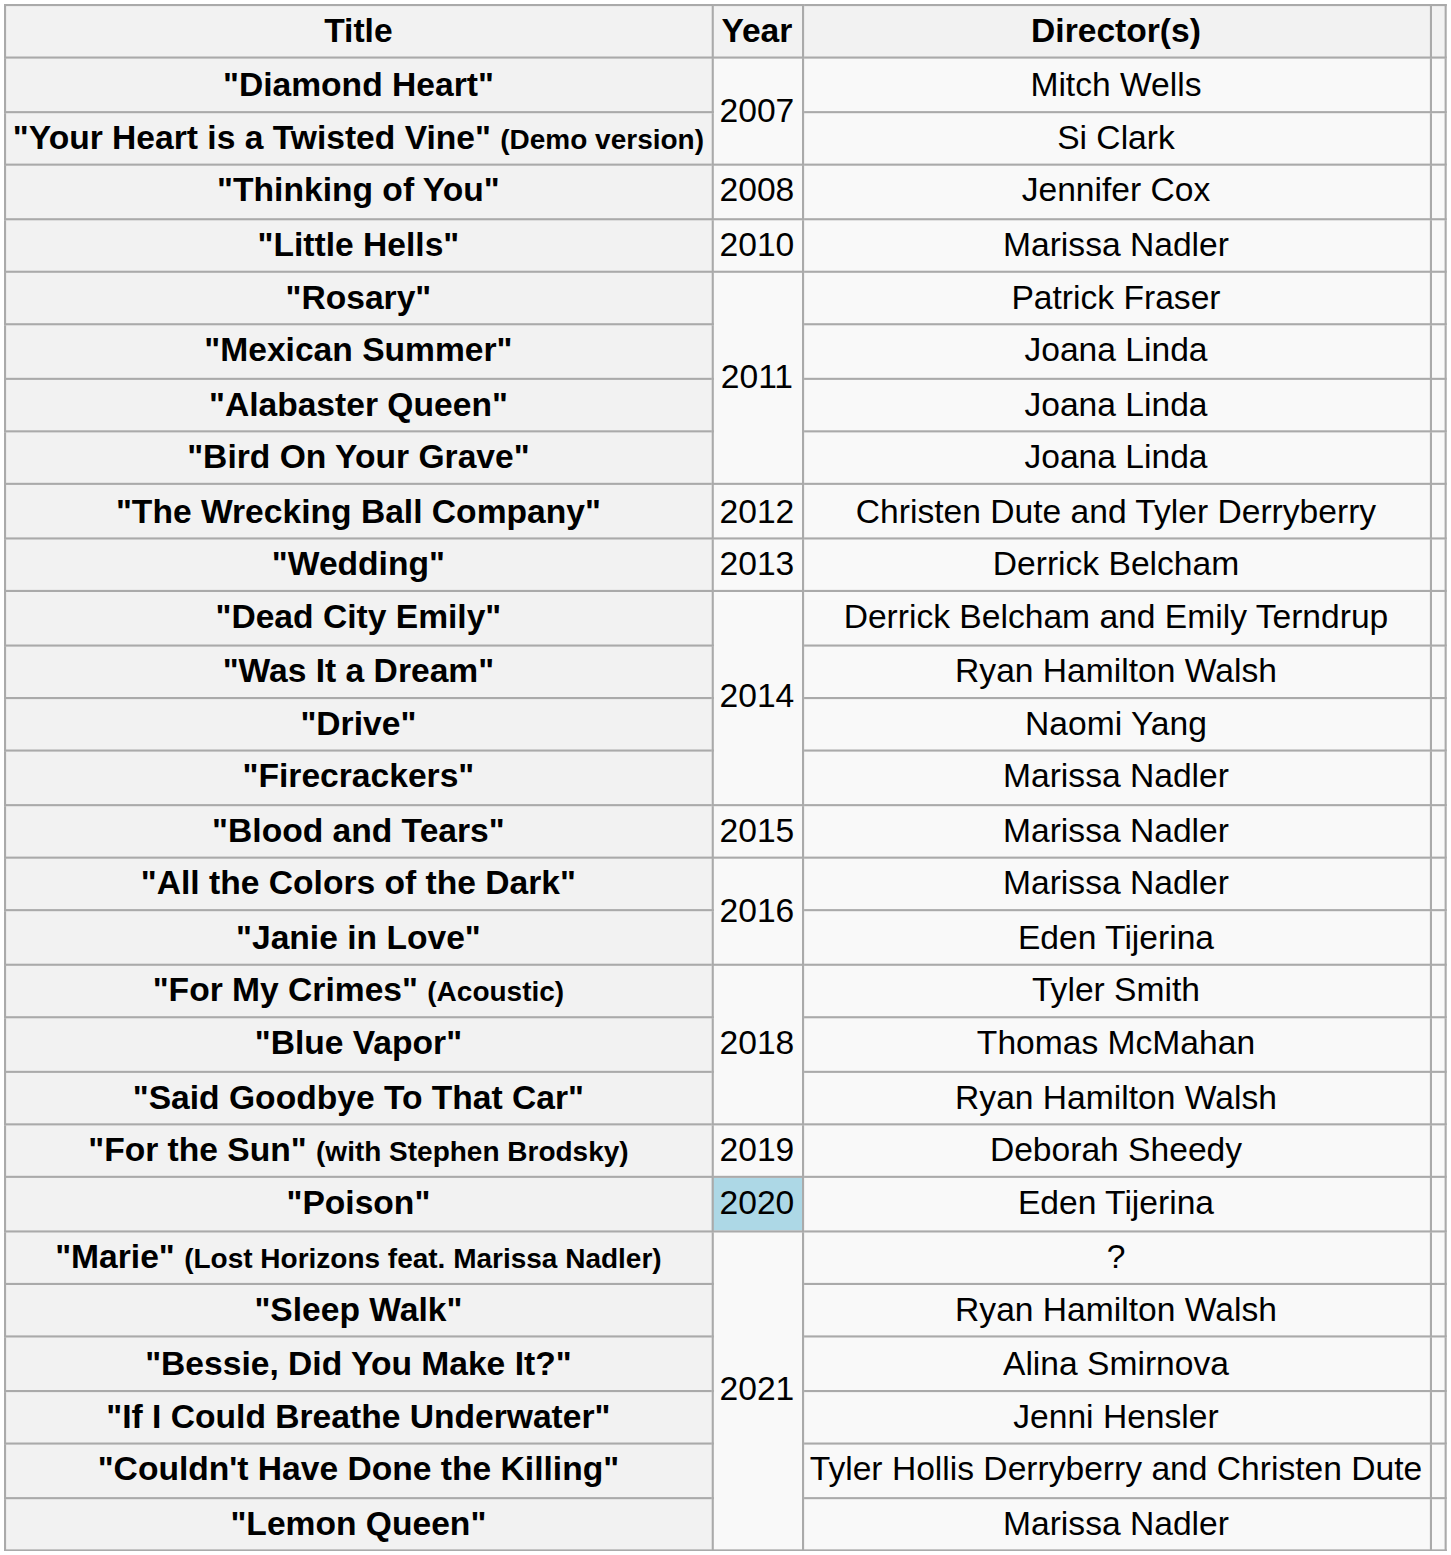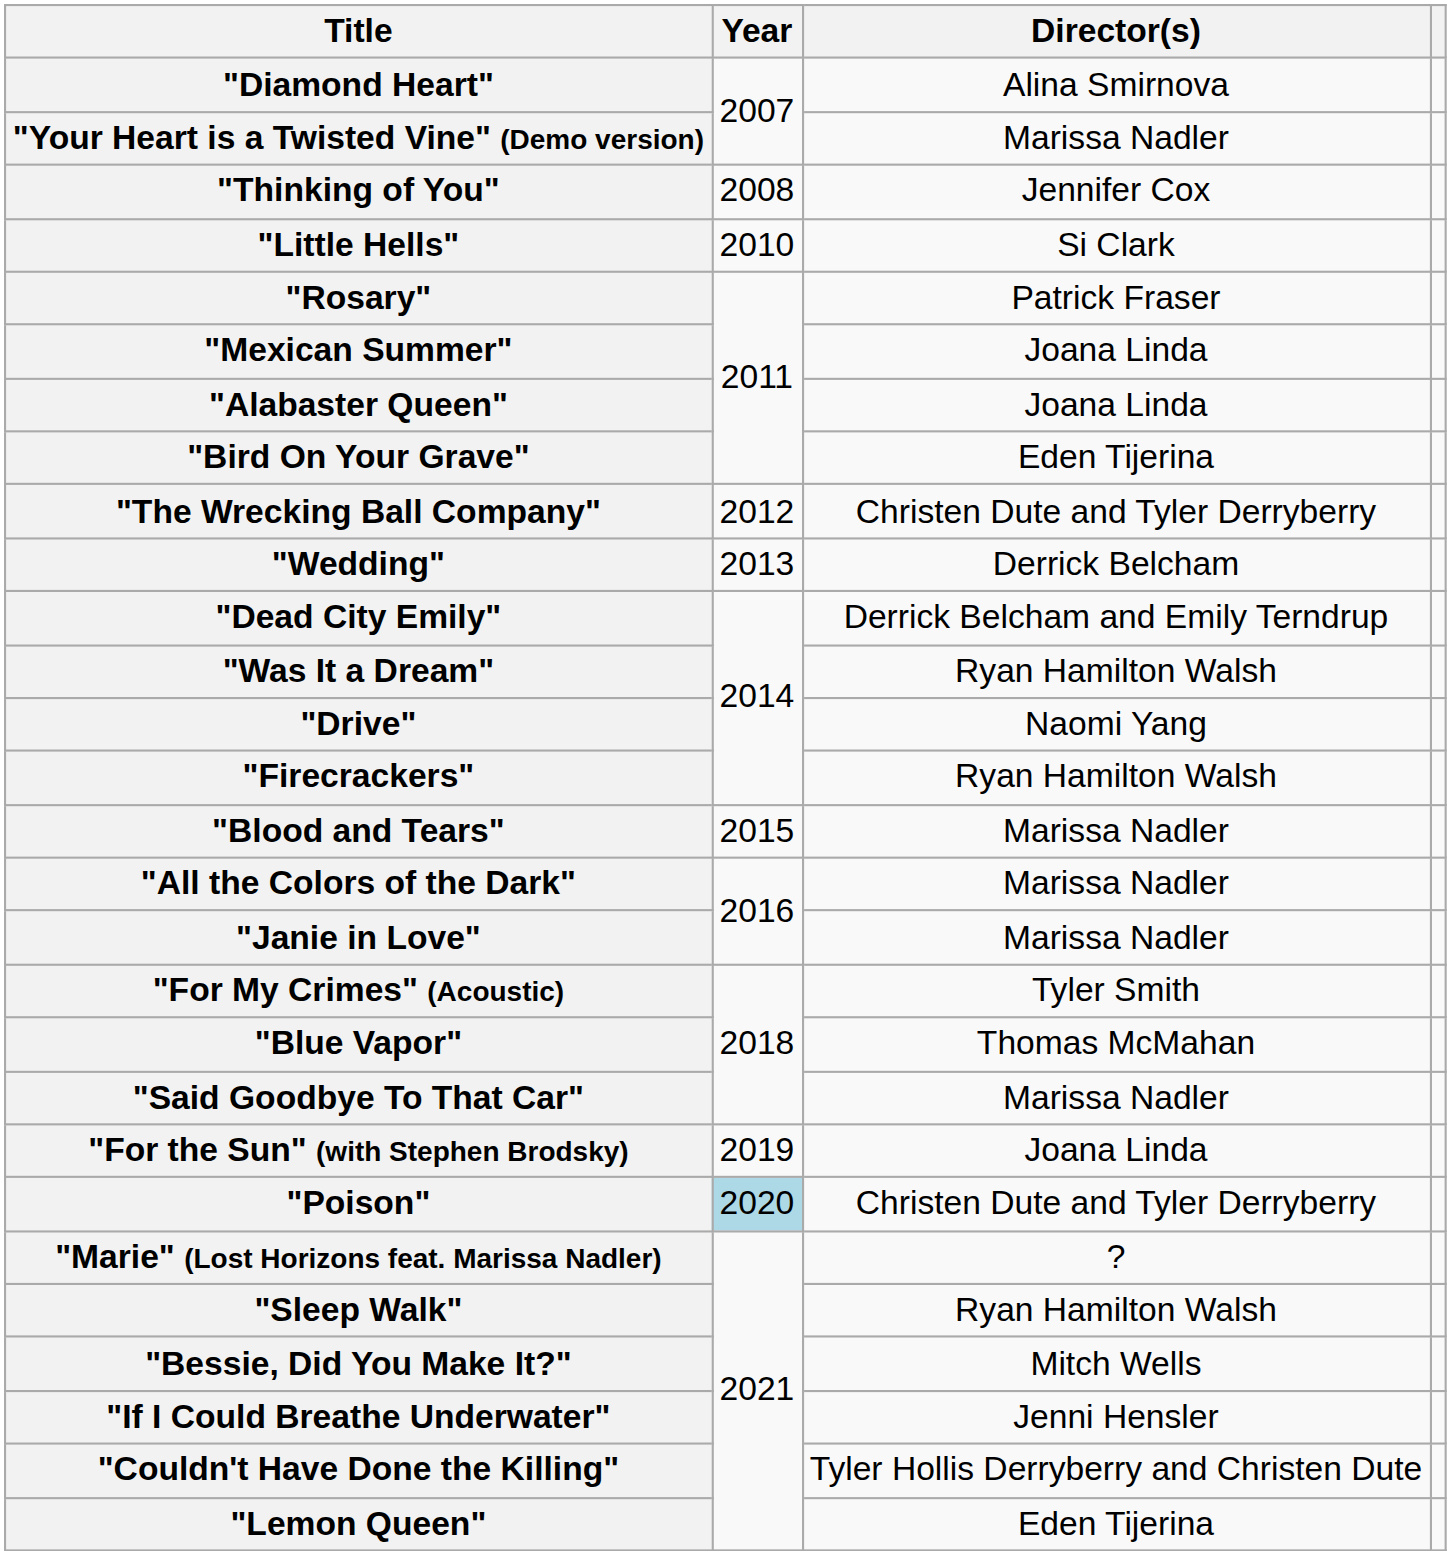(1116, 84) Mitch Wells -> (1116, 84) Alina Smirnova
(1116, 137) Si Clark -> (1116, 137) Marissa Nadler
(1116, 244) Marissa Nadler -> (1116, 244) Si Clark
(1116, 457) Joana Linda -> (1116, 457) Eden Tijerina
(1116, 777) Marissa Nadler -> (1116, 777) Ryan Hamilton Walsh
(1116, 937) Eden Tijerina -> (1116, 937) Marissa Nadler
(1116, 1096) Ryan Hamilton Walsh -> (1116, 1096) Marissa Nadler
(1116, 1150) Deborah Sheedy -> (1116, 1150) Joana Linda
(1116, 1203) Eden Tijerina -> (1116, 1203) Christen Dute and Tyler Derryberry
(1116, 1363) Alina Smirnova -> (1116, 1363) Mitch Wells
(1116, 1523) Marissa Nadler -> (1116, 1523) Eden Tijerina
